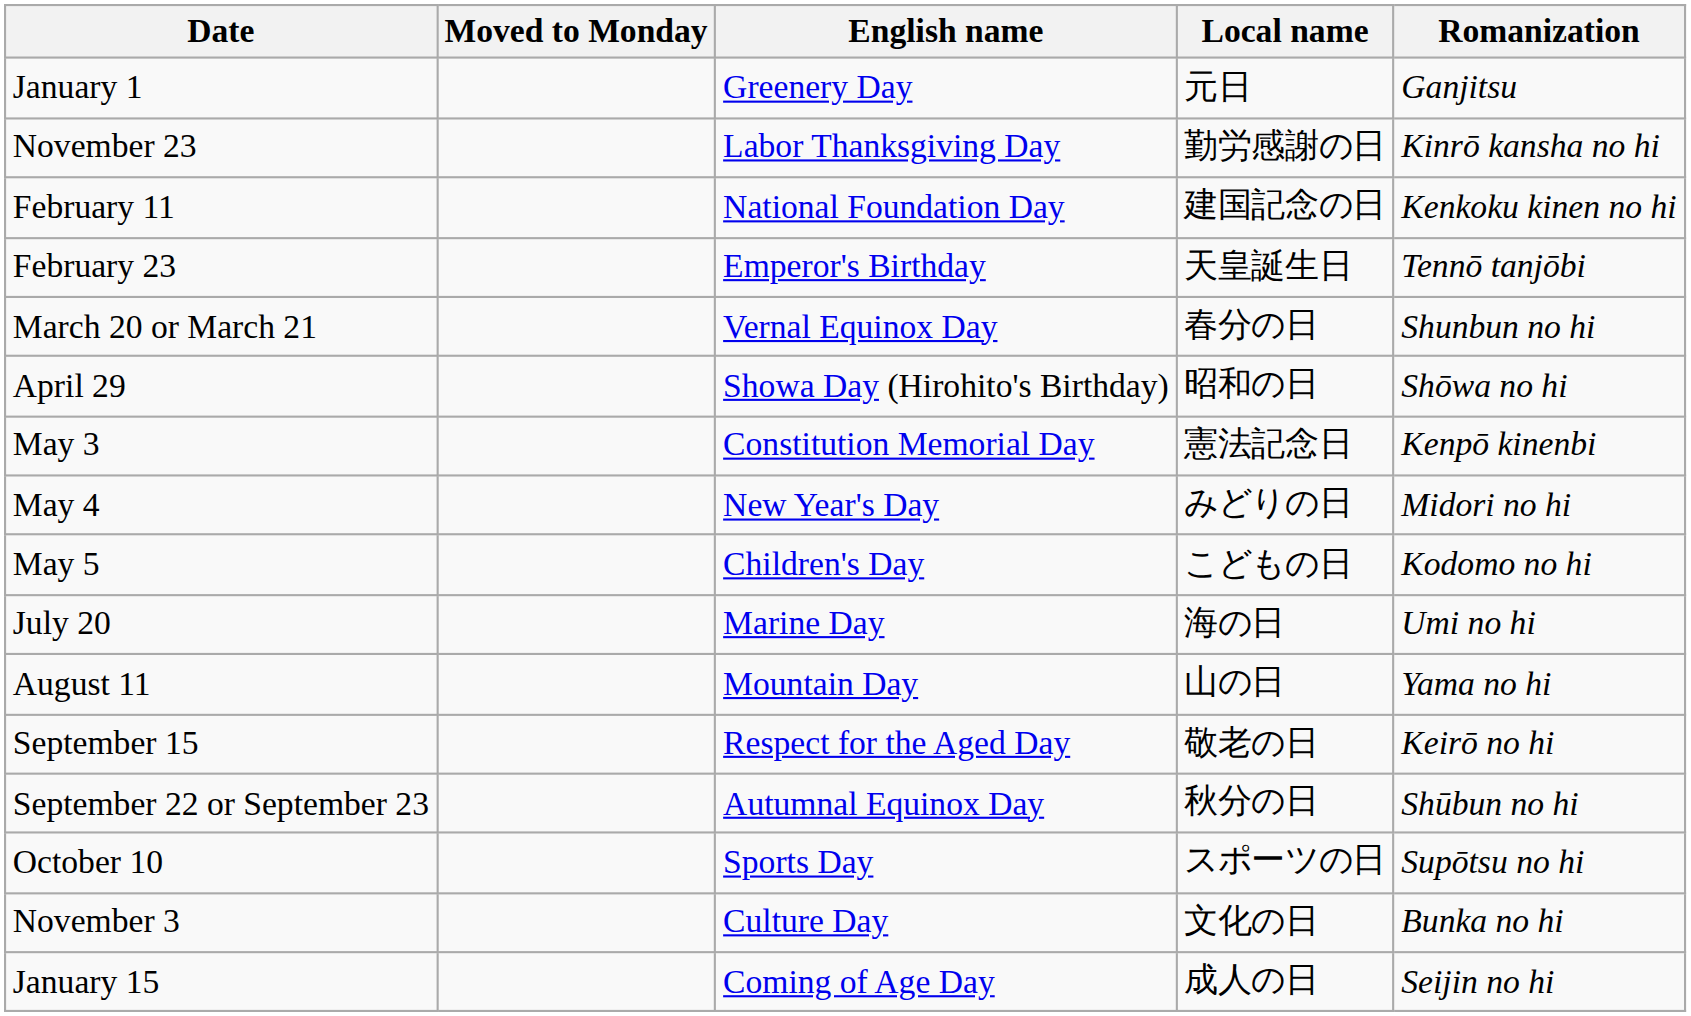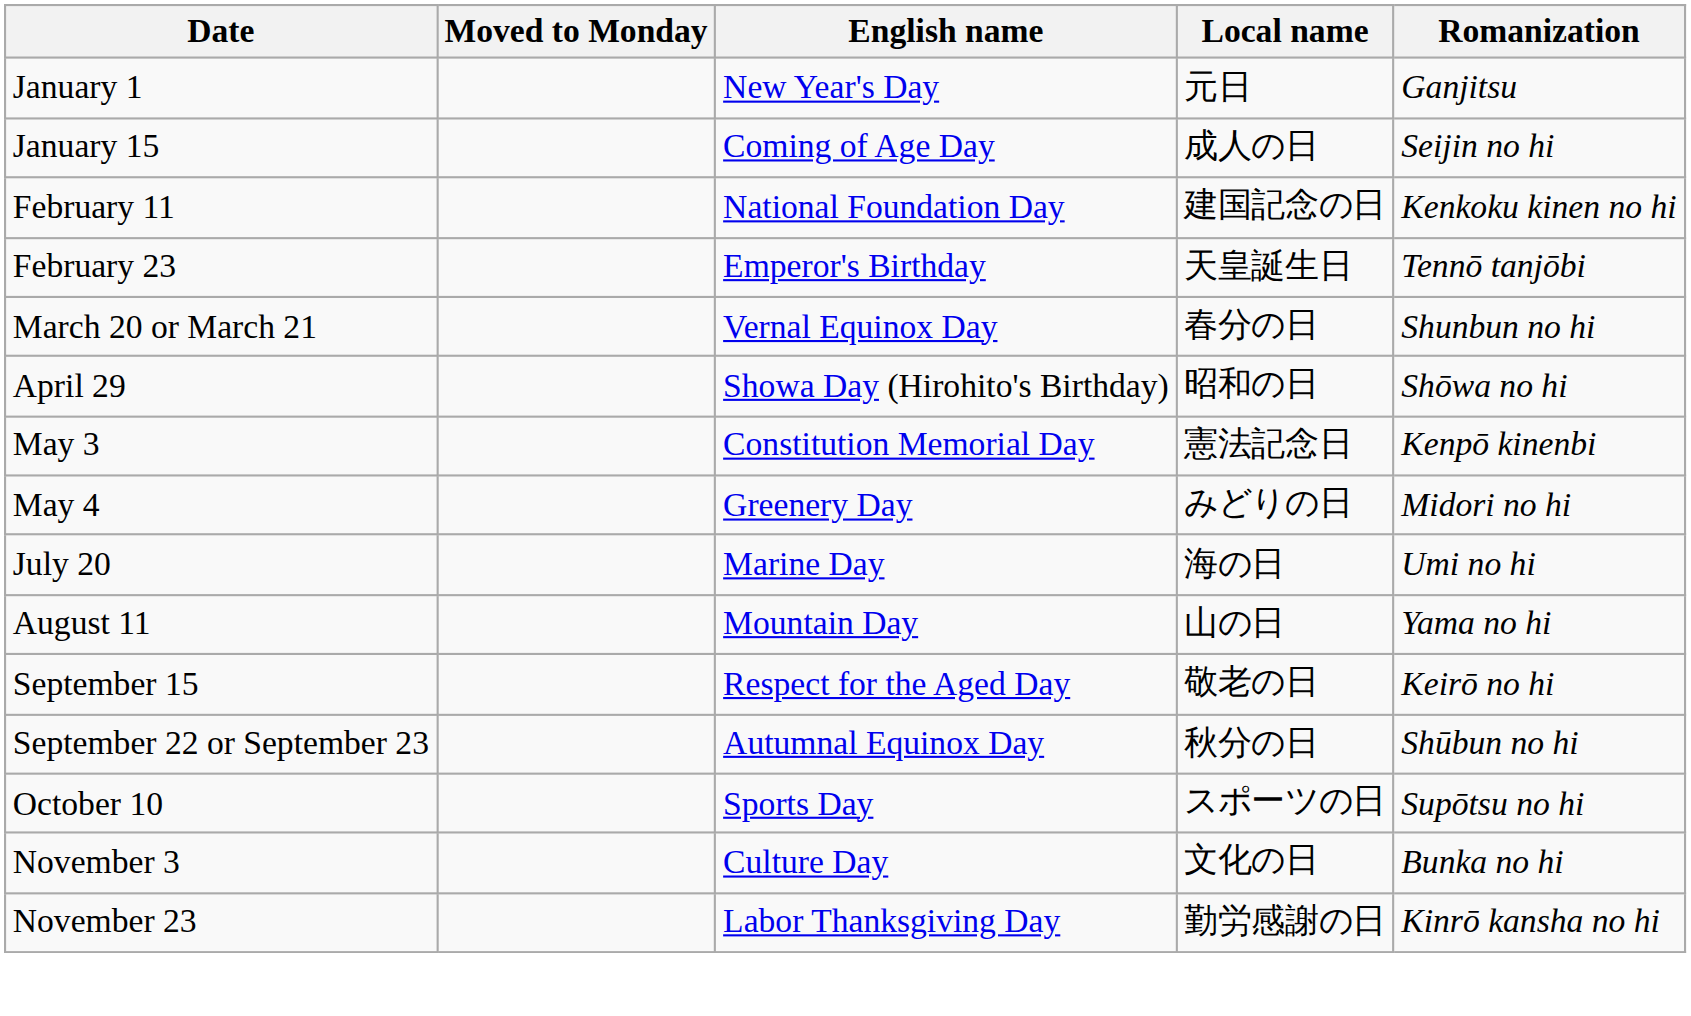(818, 87) Greenery Day -> (831, 87) New Year's Day
rows swapped: (86, 981) <-> (105, 147)
(831, 504) New Year's Day -> (818, 504) Greenery Day
- row: (56, 564)
